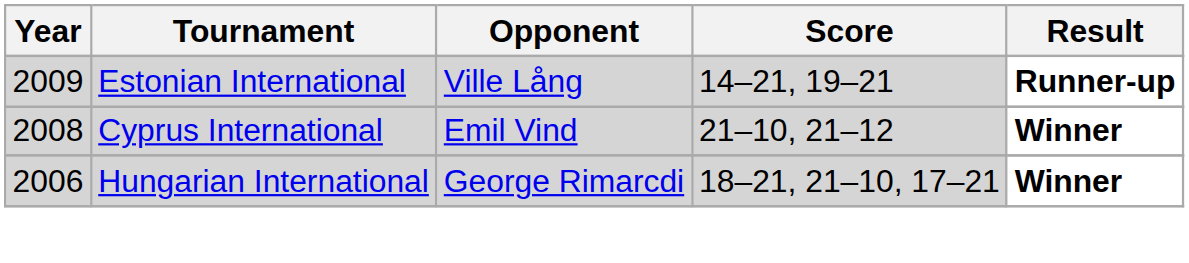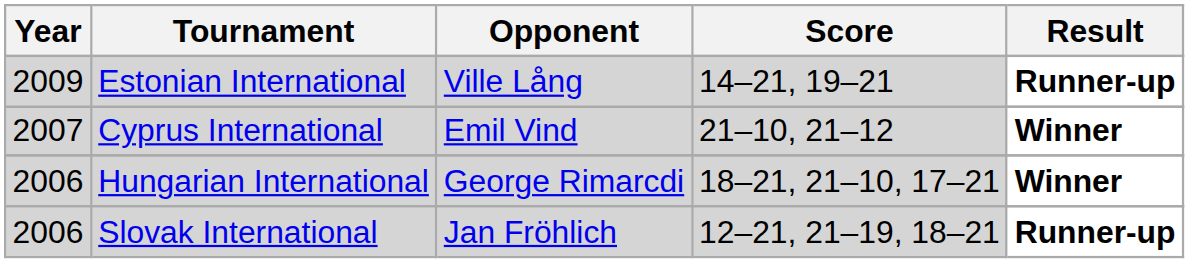(48, 131) 2008 -> (48, 131) 2007
+ row: (238, 232)
